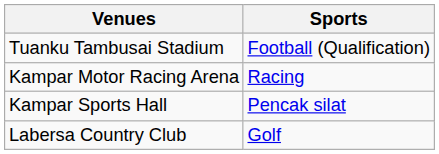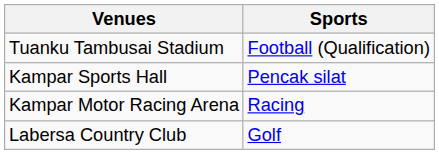rows swapped: (88, 105) <-> (124, 76)
